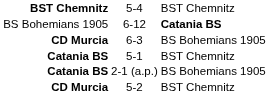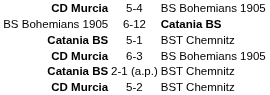(69, 8) BST Chemnitz -> (80, 8) CD Murcia
(198, 8) BST Chemnitz -> (213, 8) BS Bohemians 1905
rows swapped: (134, 40) <-> (134, 56)
(213, 72) BS Bohemians 1905 -> (198, 72) BST Chemnitz
